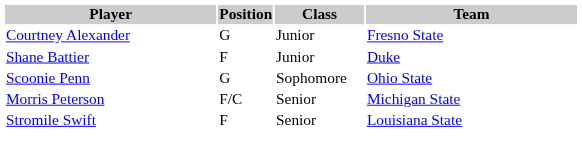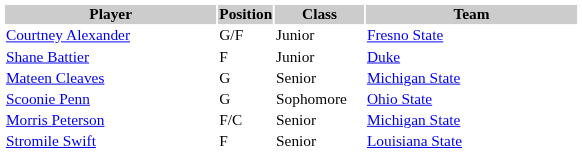(225, 35) G -> (231, 35) G/F
+ row: (55, 77)
